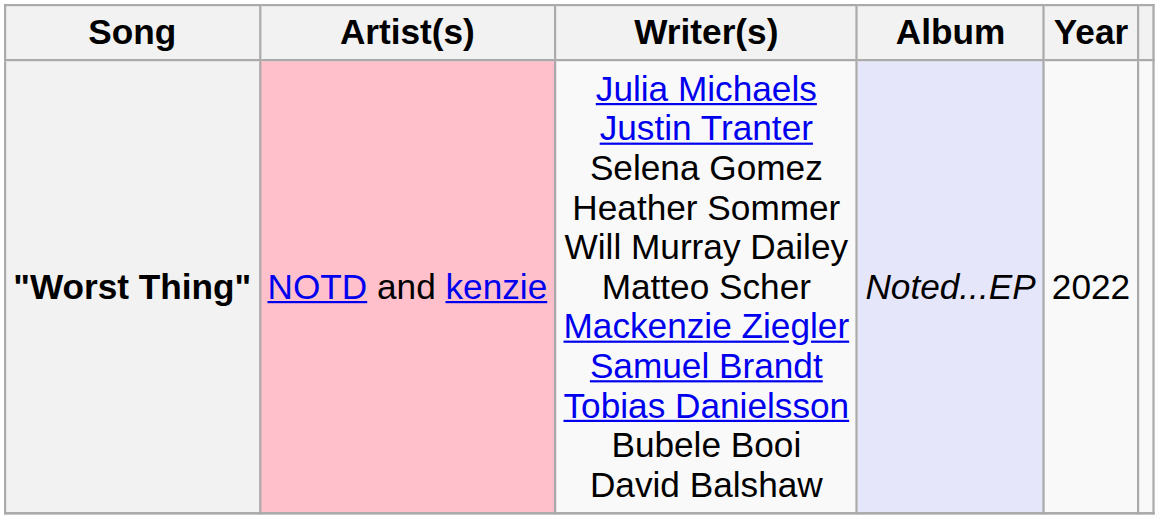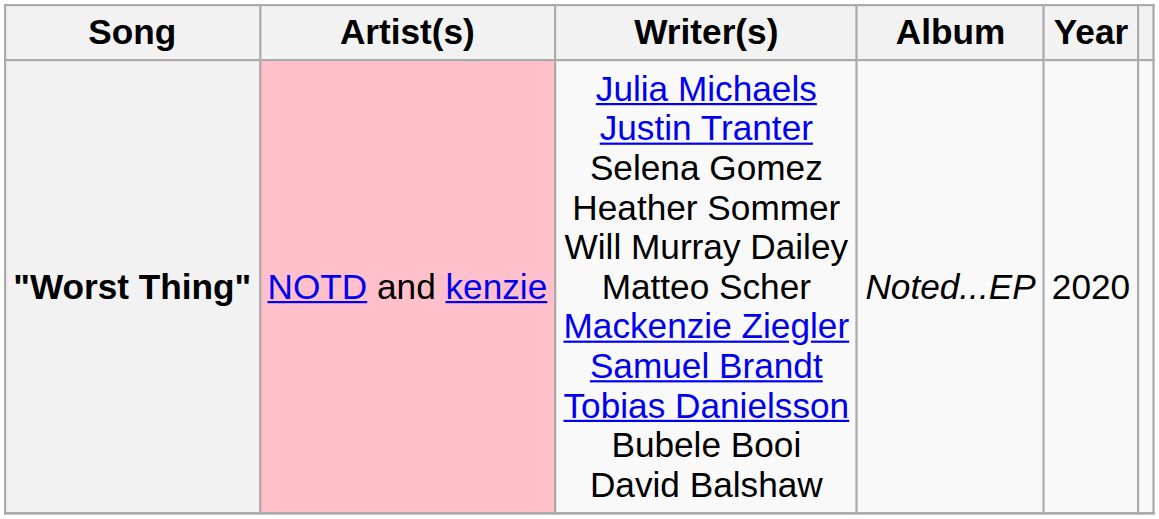(951, 286) lavender background -> (951, 286) no background
(1091, 286) 2022 -> (1091, 286) 2020
